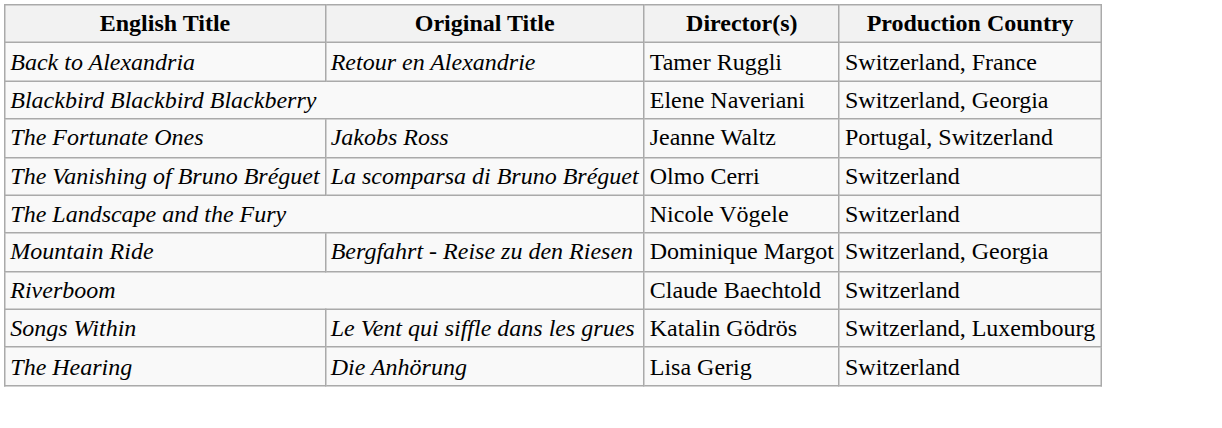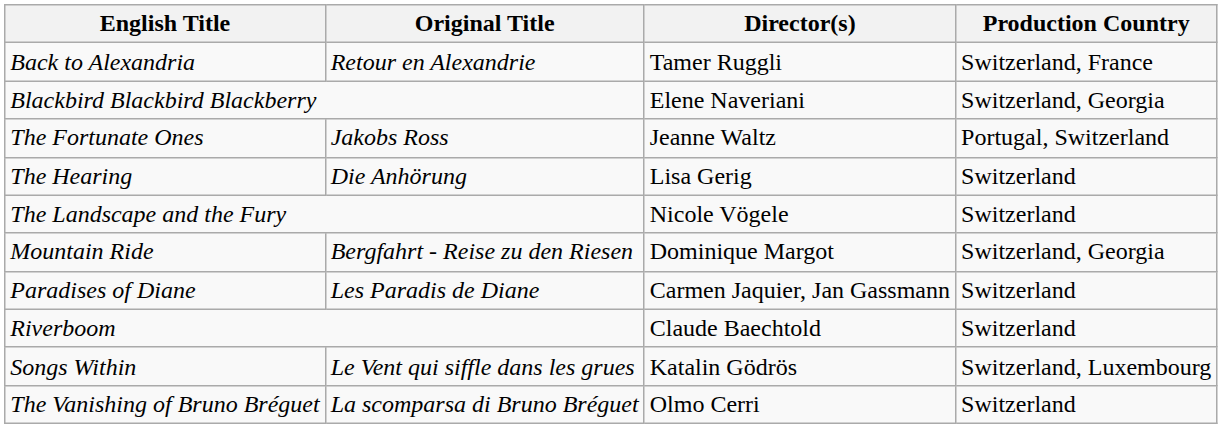rows swapped: (71, 366) <-> (165, 175)
+ row: (103, 289)
